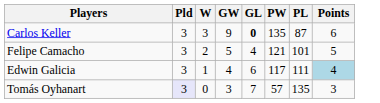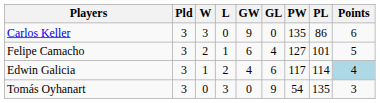+ column: (226, 13)
(253, 32) bold -> (274, 32) normal
(301, 32) 87 -> (321, 32) 86
(229, 51) 5 -> (249, 51) 6
(277, 51) 121 -> (297, 51) 127
(301, 70) 111 -> (321, 70) 114
(184, 88) lavender background -> (184, 88) no background
(229, 88) 3 -> (249, 88) 0
(253, 88) 7 -> (274, 88) 9
(277, 88) 57 -> (297, 88) 54
